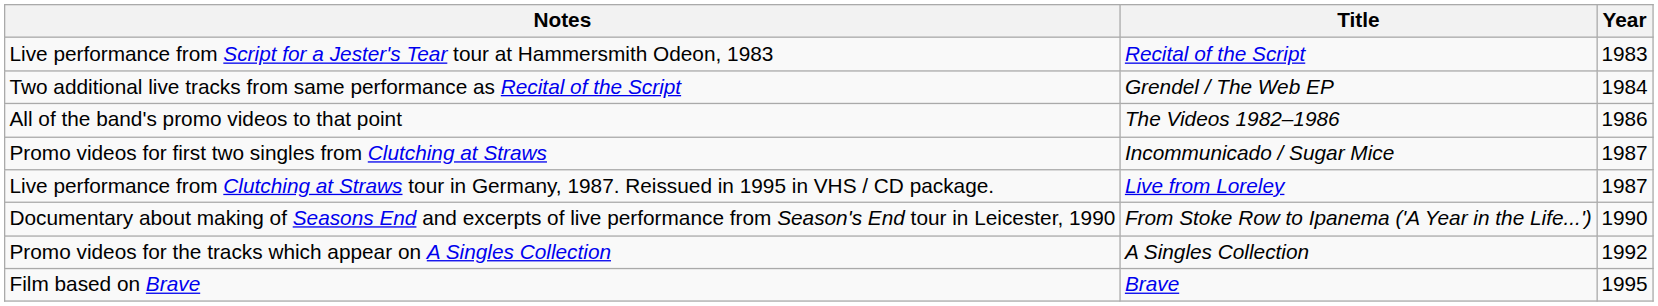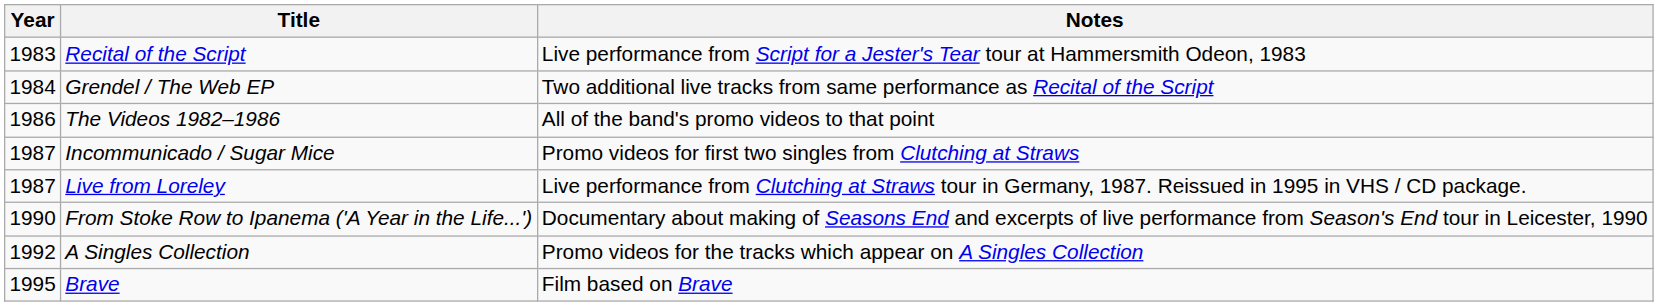columns swapped: (1625, 20) <-> (562, 20)
